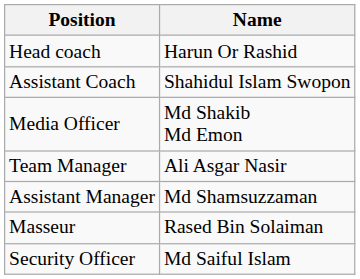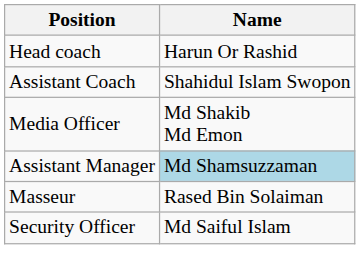- row: (68, 165)
(241, 196) no background -> (241, 165) lightblue background
